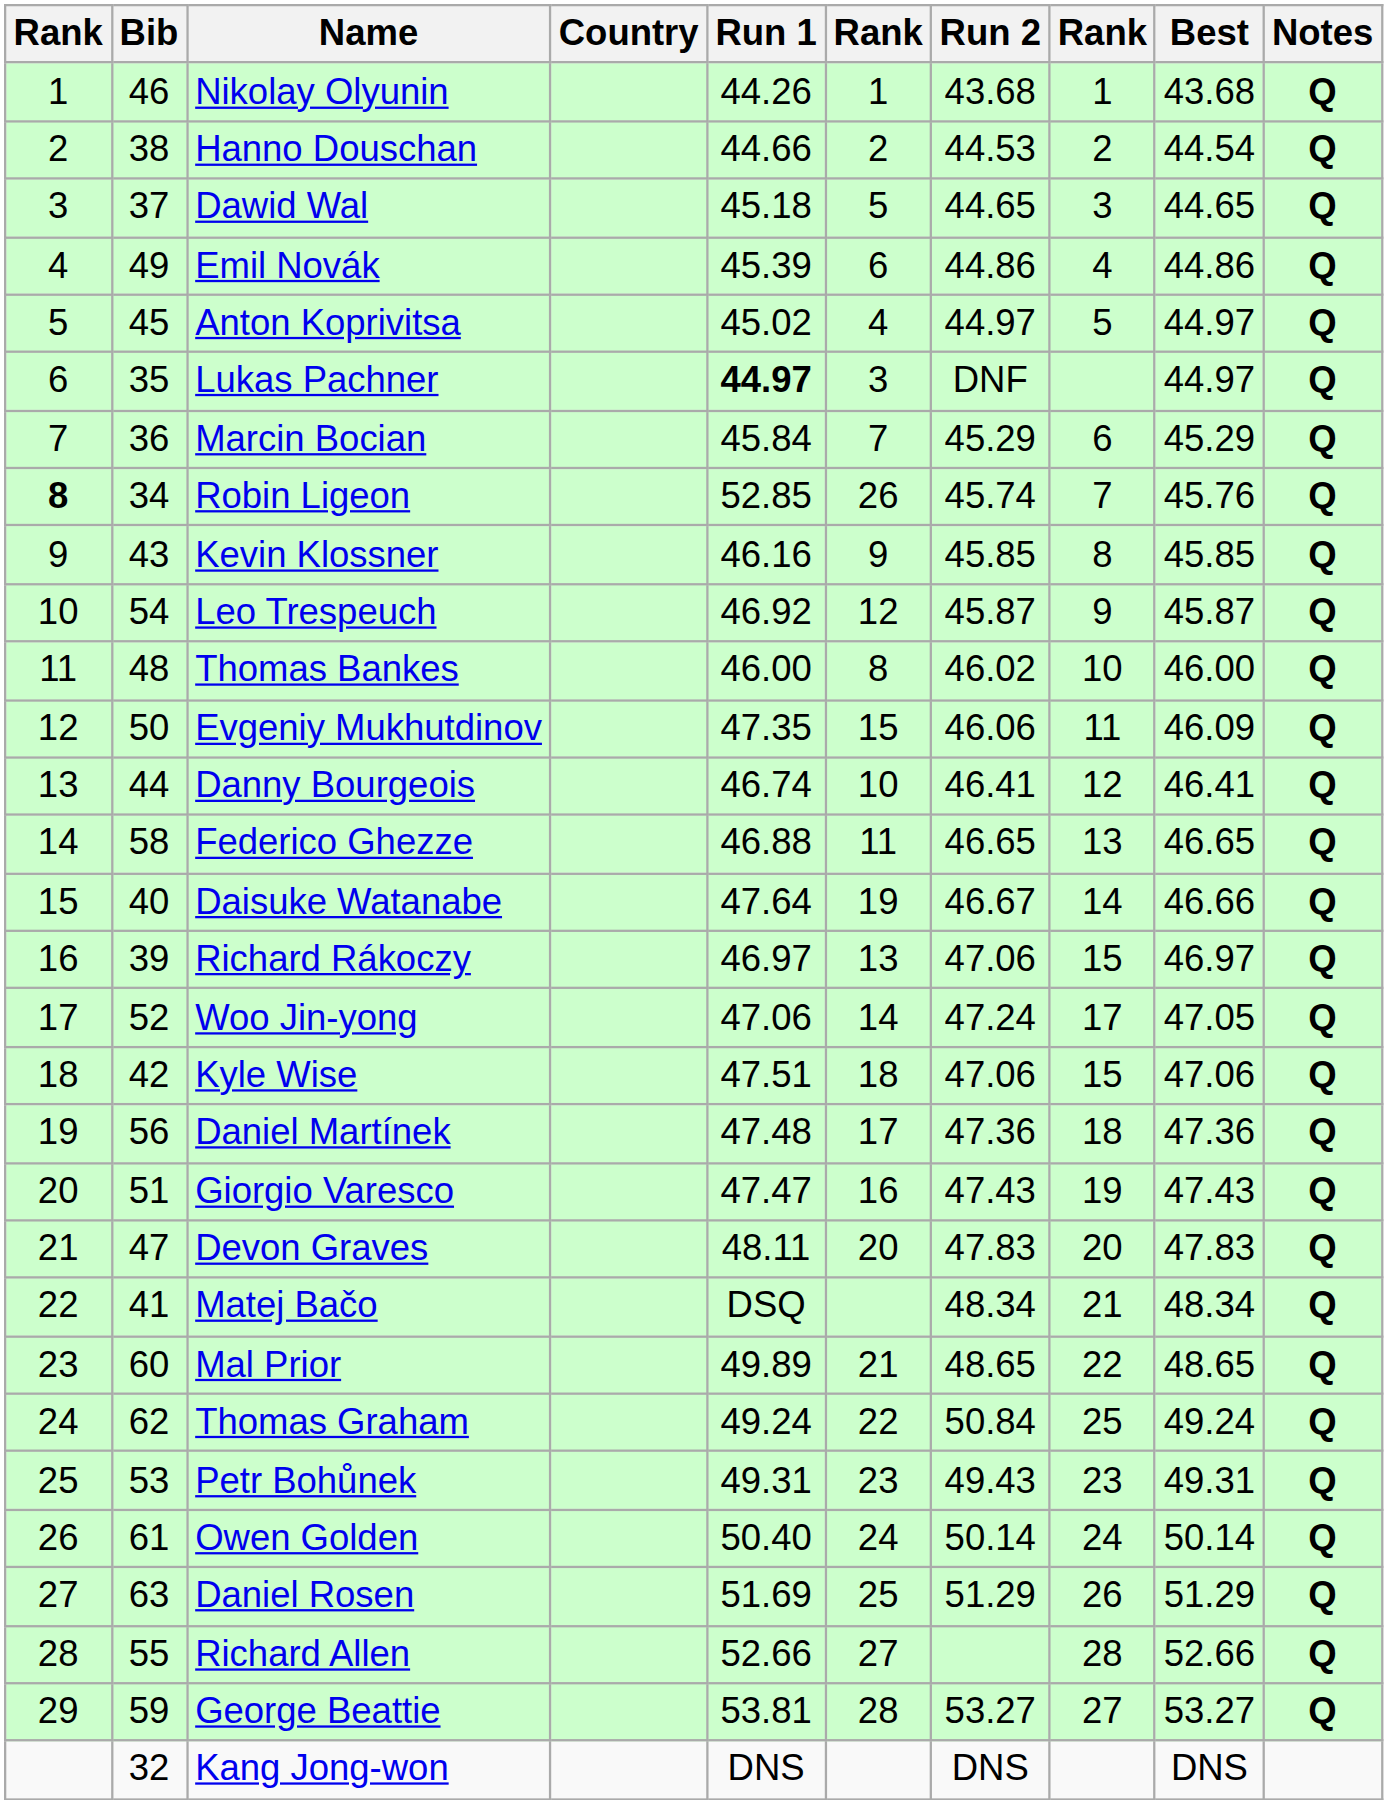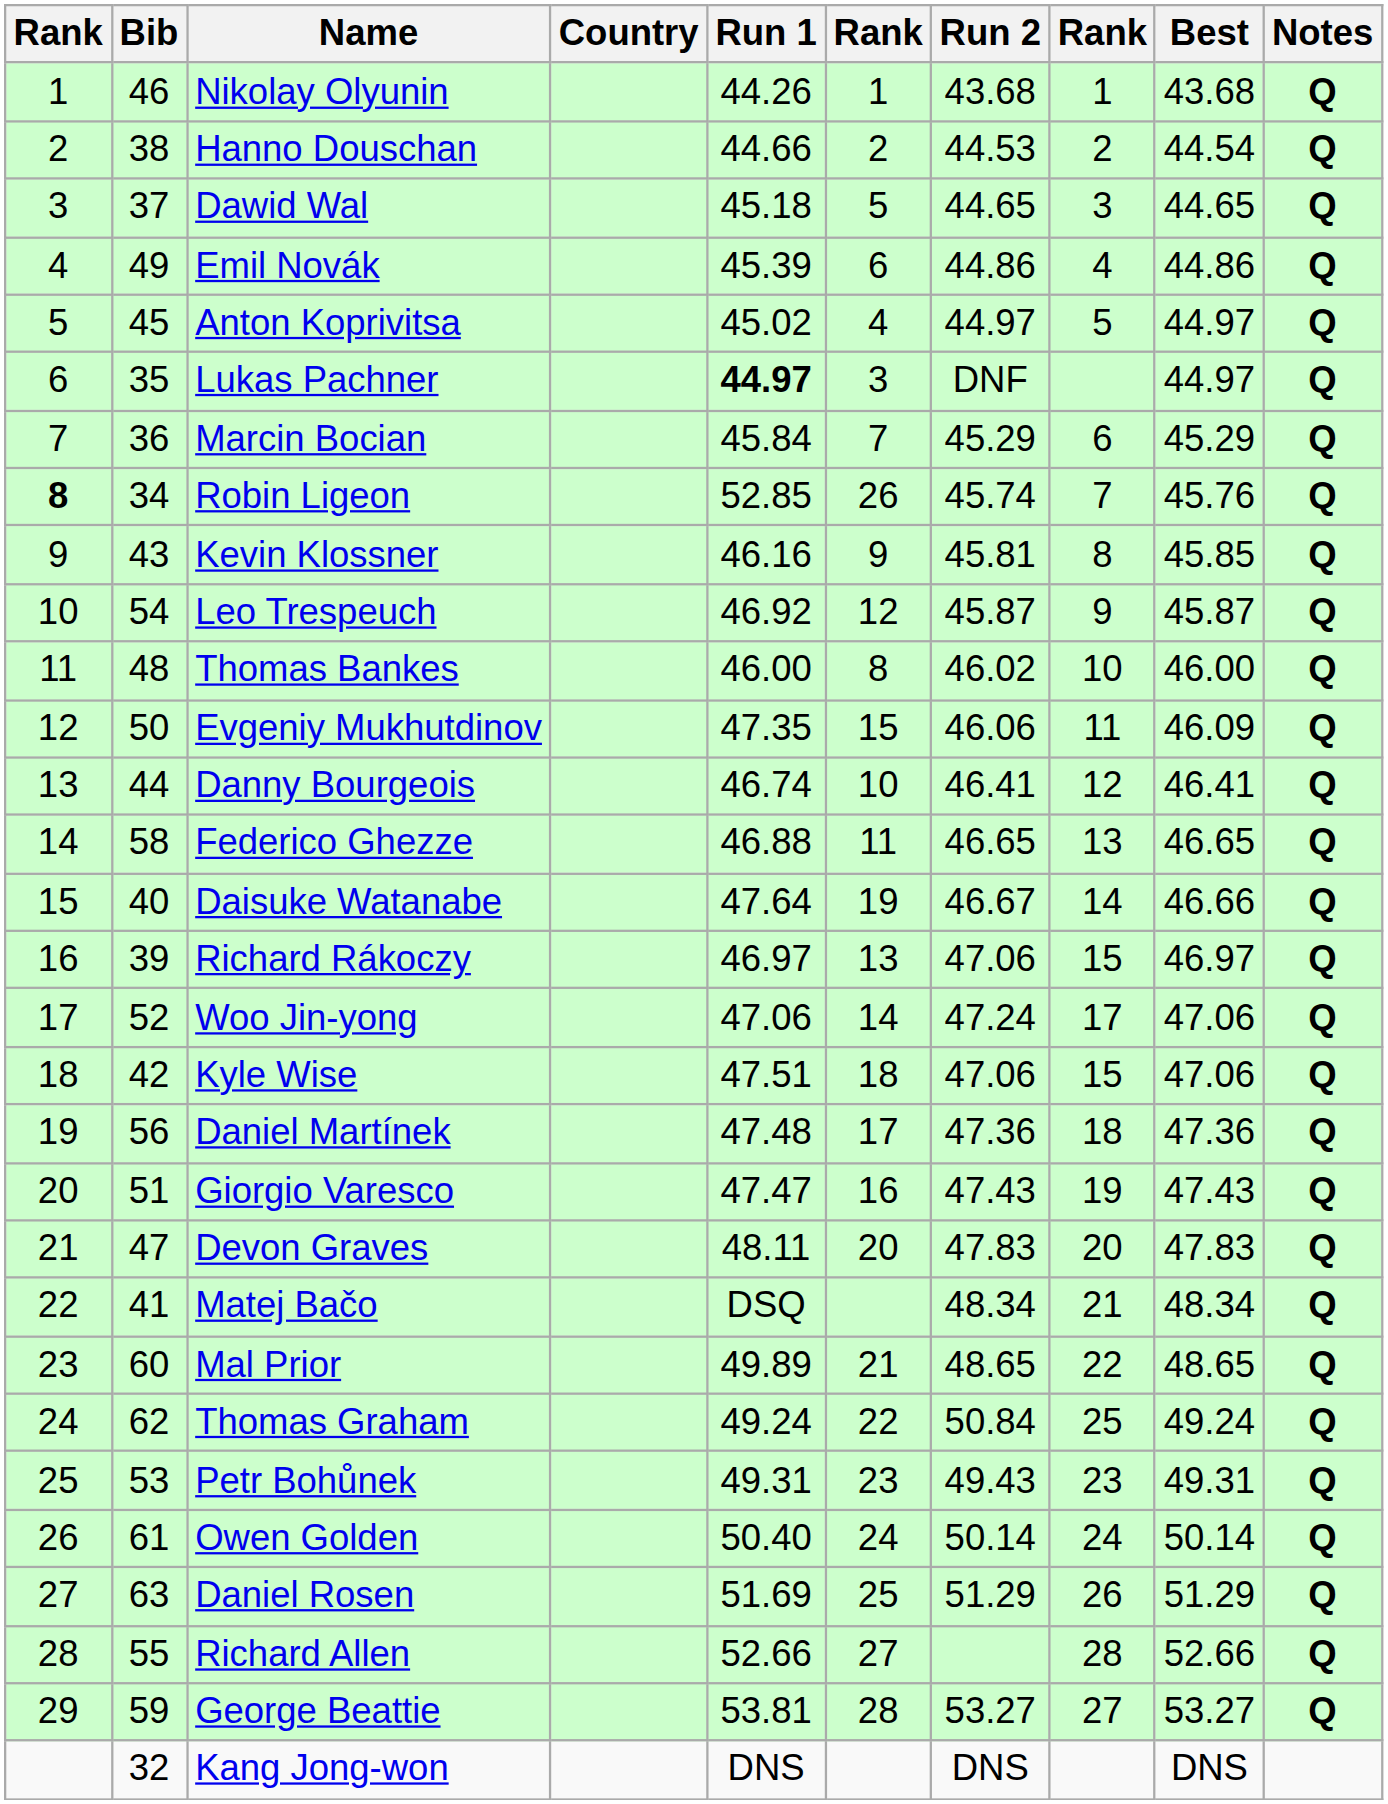(990, 554) 45.85 -> (990, 554) 45.81
(1209, 1016) 47.05 -> (1209, 1016) 47.06
